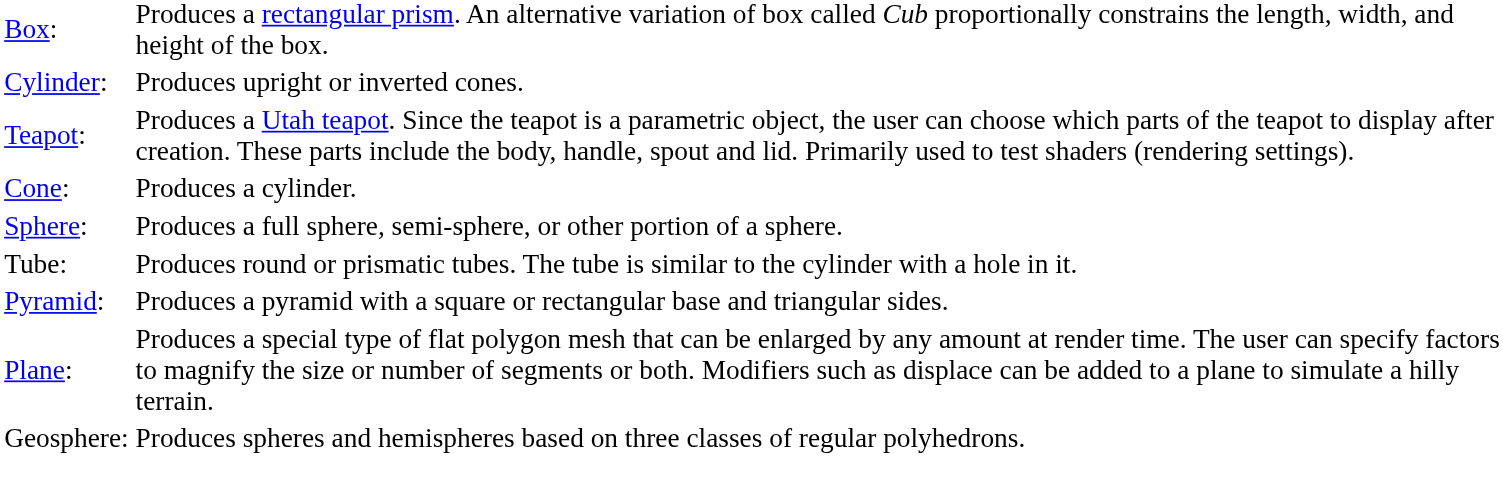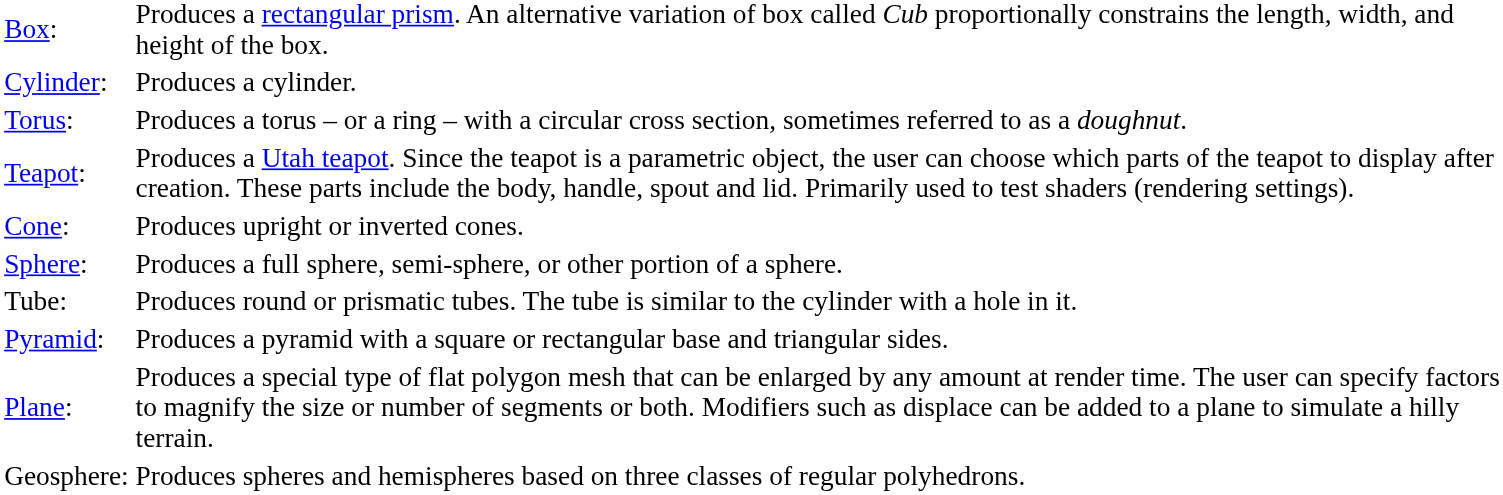(330, 82) Produces upright or inverted cones. -> (246, 82) Produces a cylinder.
+ row: (39, 120)
(246, 188) Produces a cylinder. -> (330, 226) Produces upright or inverted cones.
